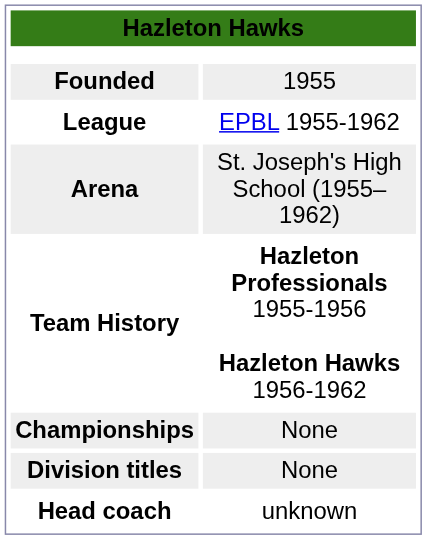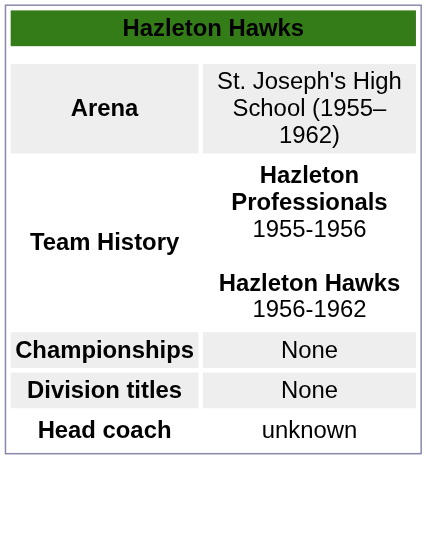- row: (105, 81)
- row: (105, 121)
